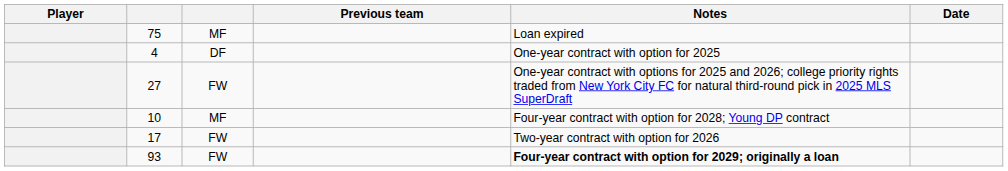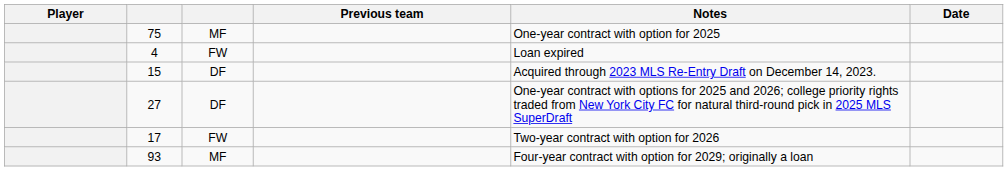(549, 33) Loan expired -> (617, 33) One-year contract with option for 2025
(218, 53) DF -> (218, 53) FW
(617, 53) One-year contract with option for 2025 -> (549, 53) Loan expired
+ row: (154, 72)
(218, 86) FW -> (218, 105) DF
- row: (154, 118)
(218, 157) FW -> (218, 157) MF
(676, 157) bold -> (663, 157) normal
